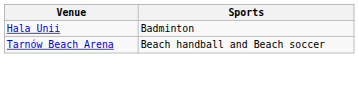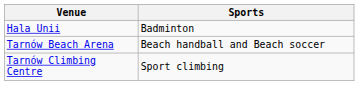+ row: (51, 66)
